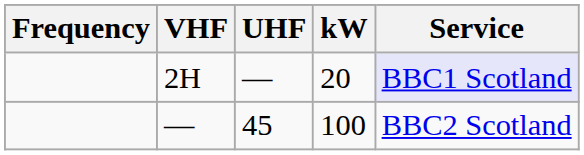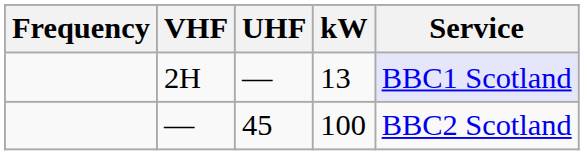(335, 76) 20 -> (335, 76) 13
